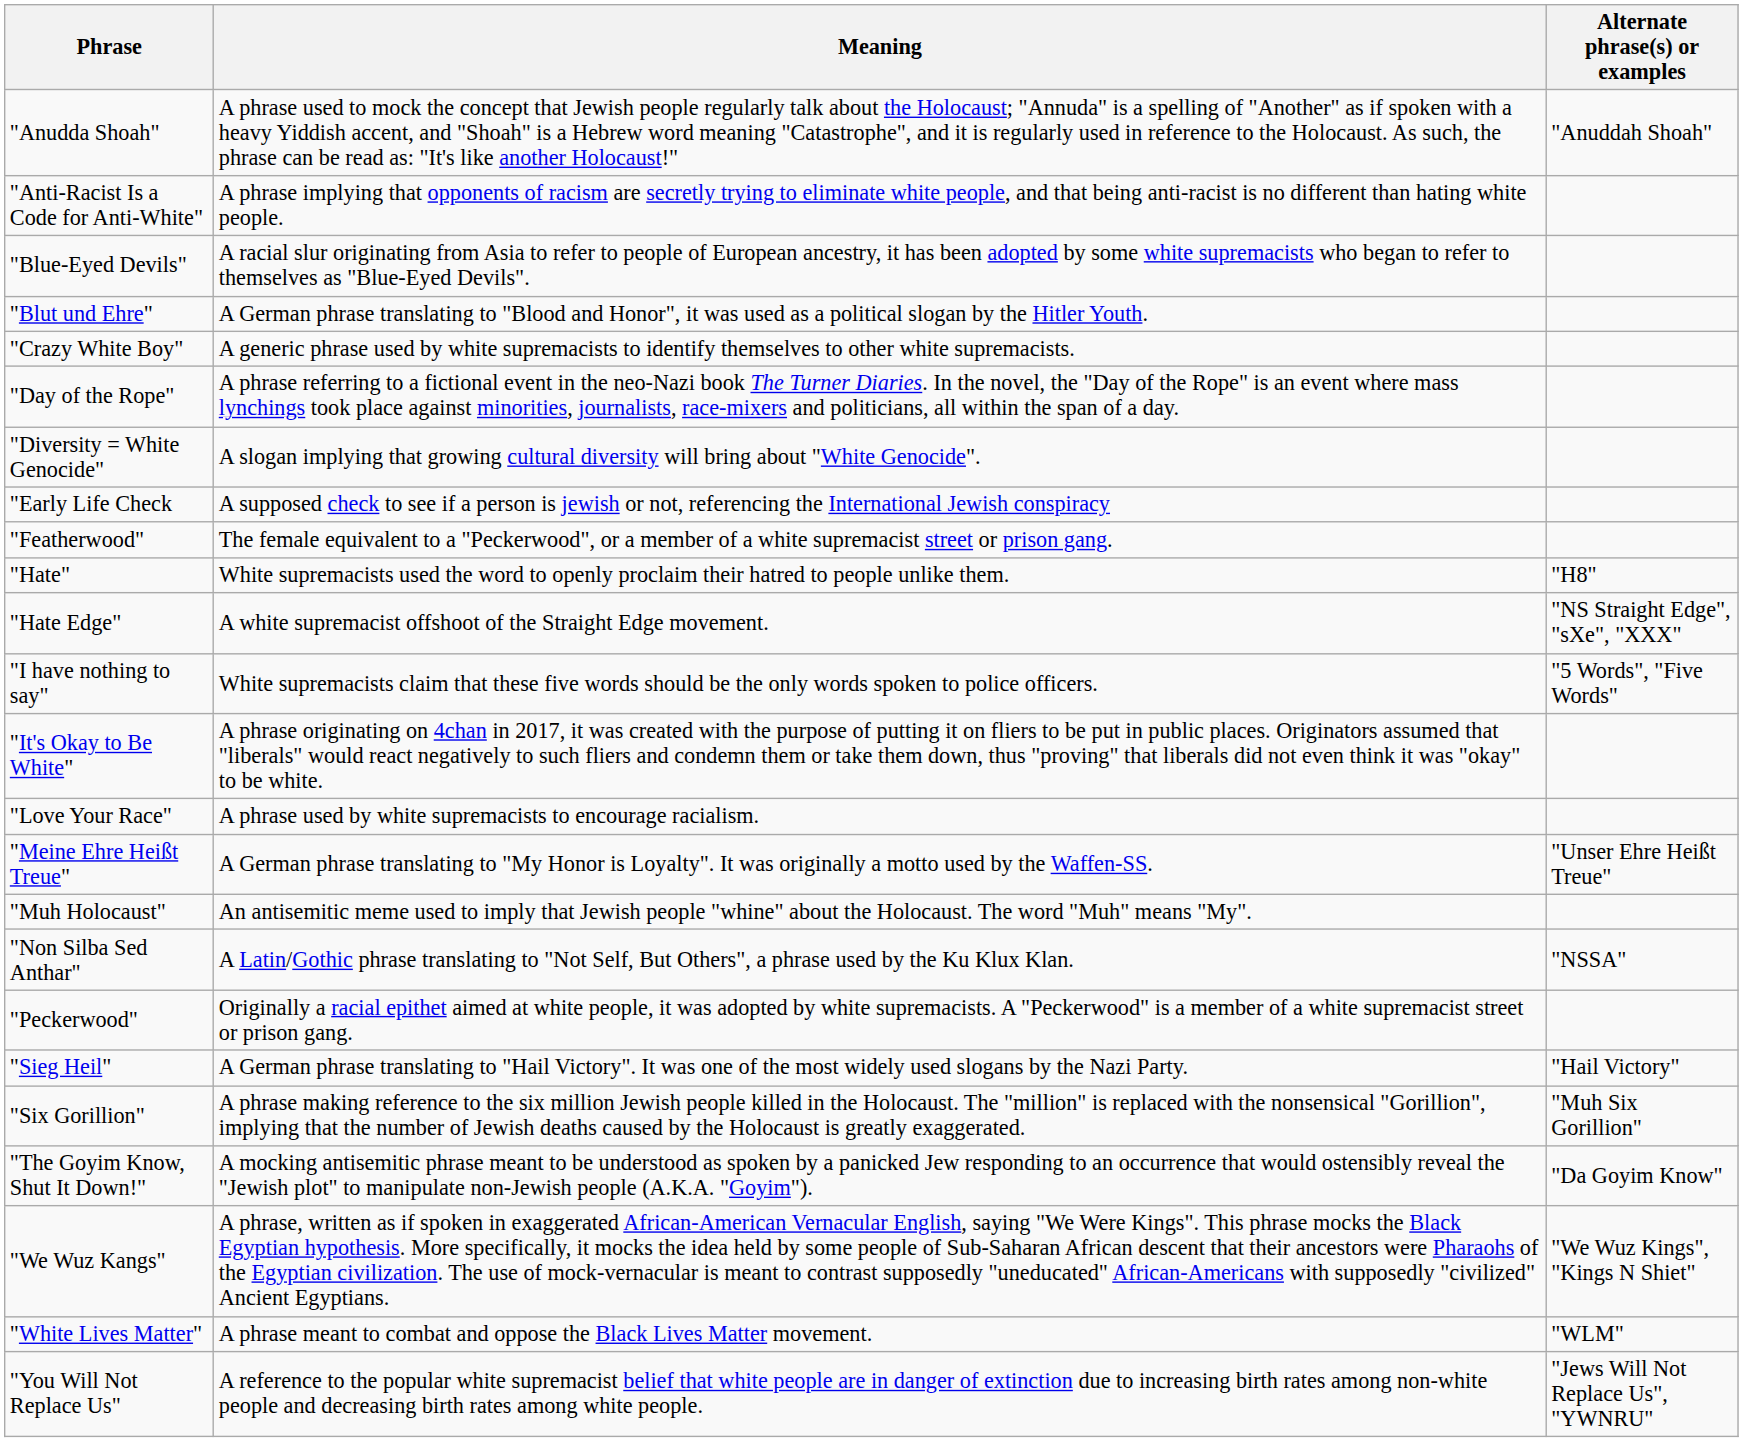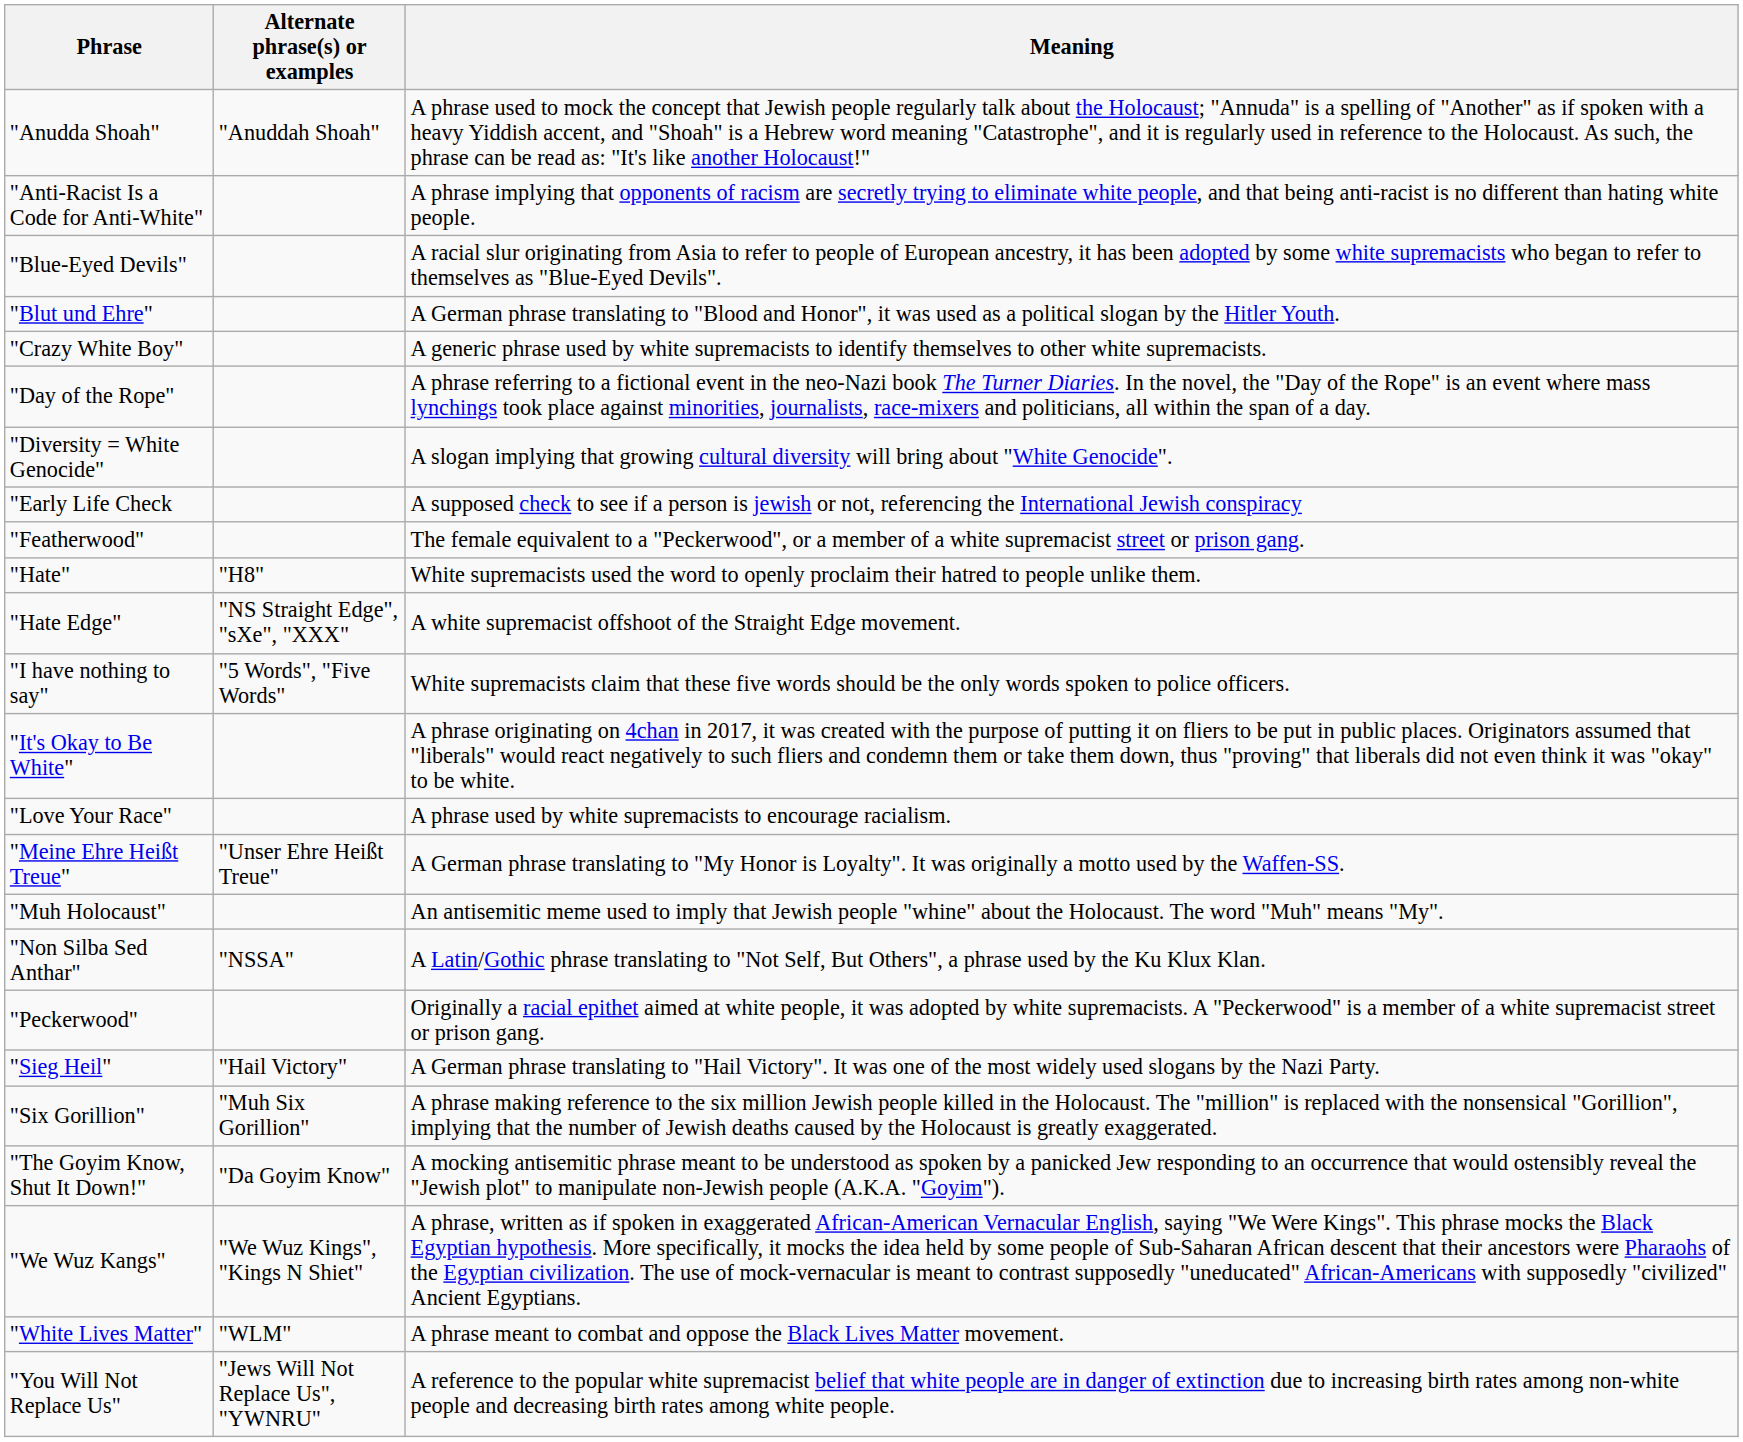columns swapped: (1642, 47) <-> (880, 47)
